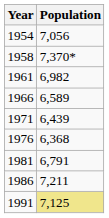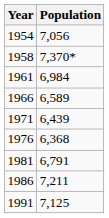(54, 77) 6,982 -> (54, 77) 6,984
(54, 202) khaki background -> (54, 202) no background
